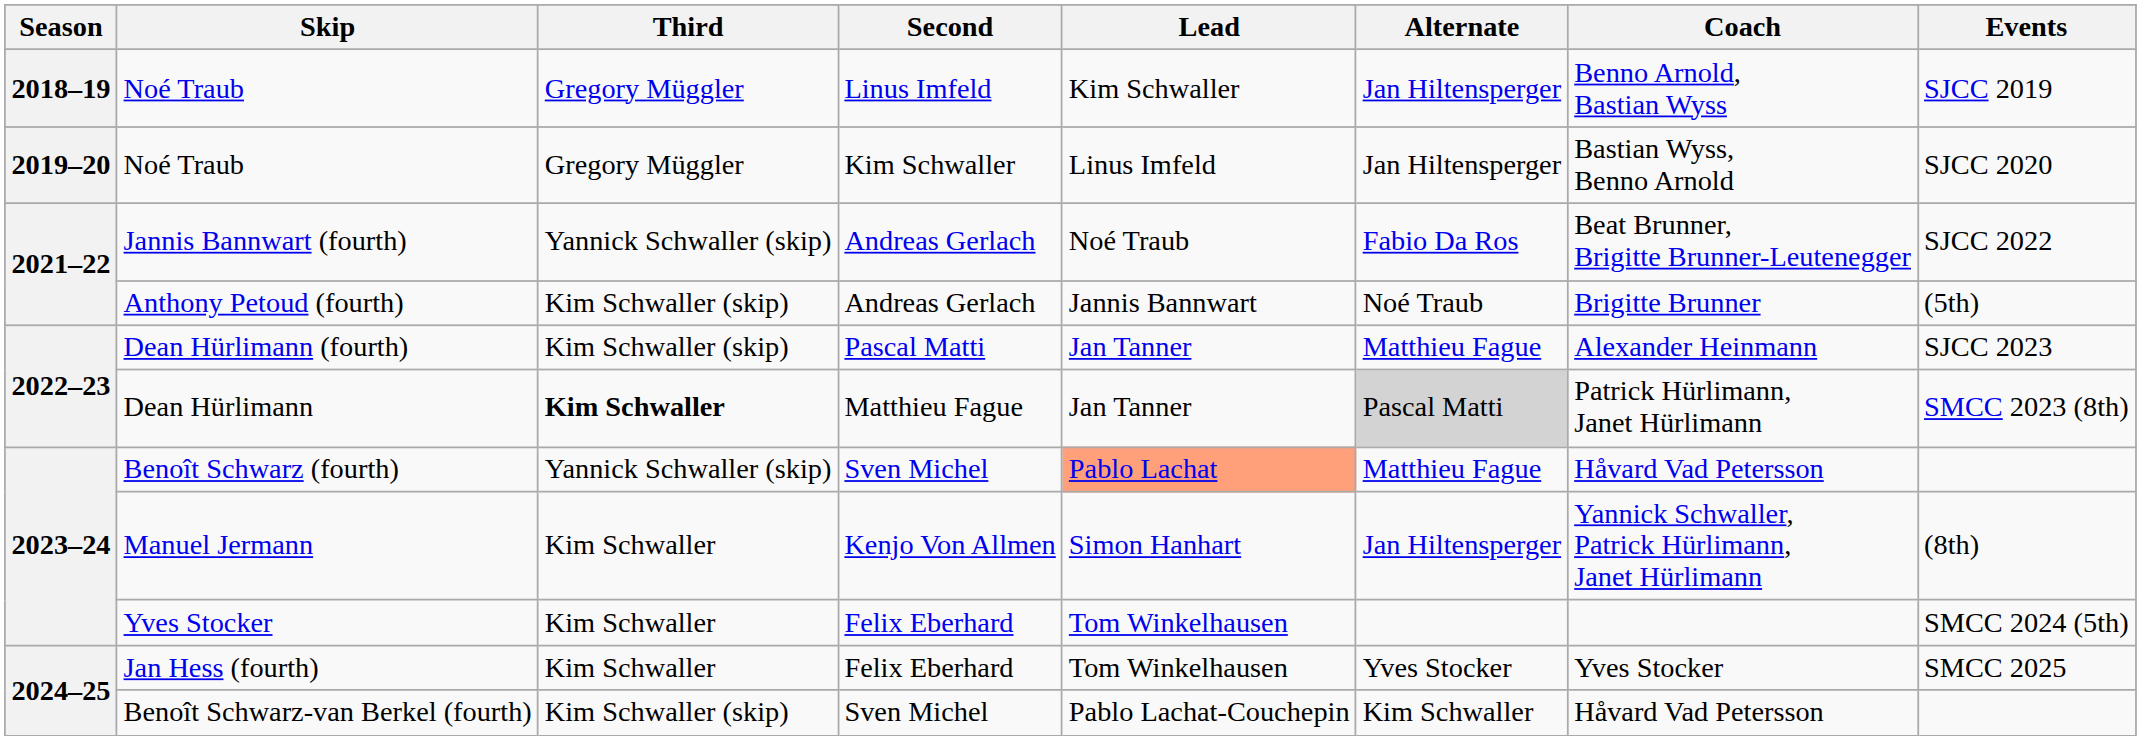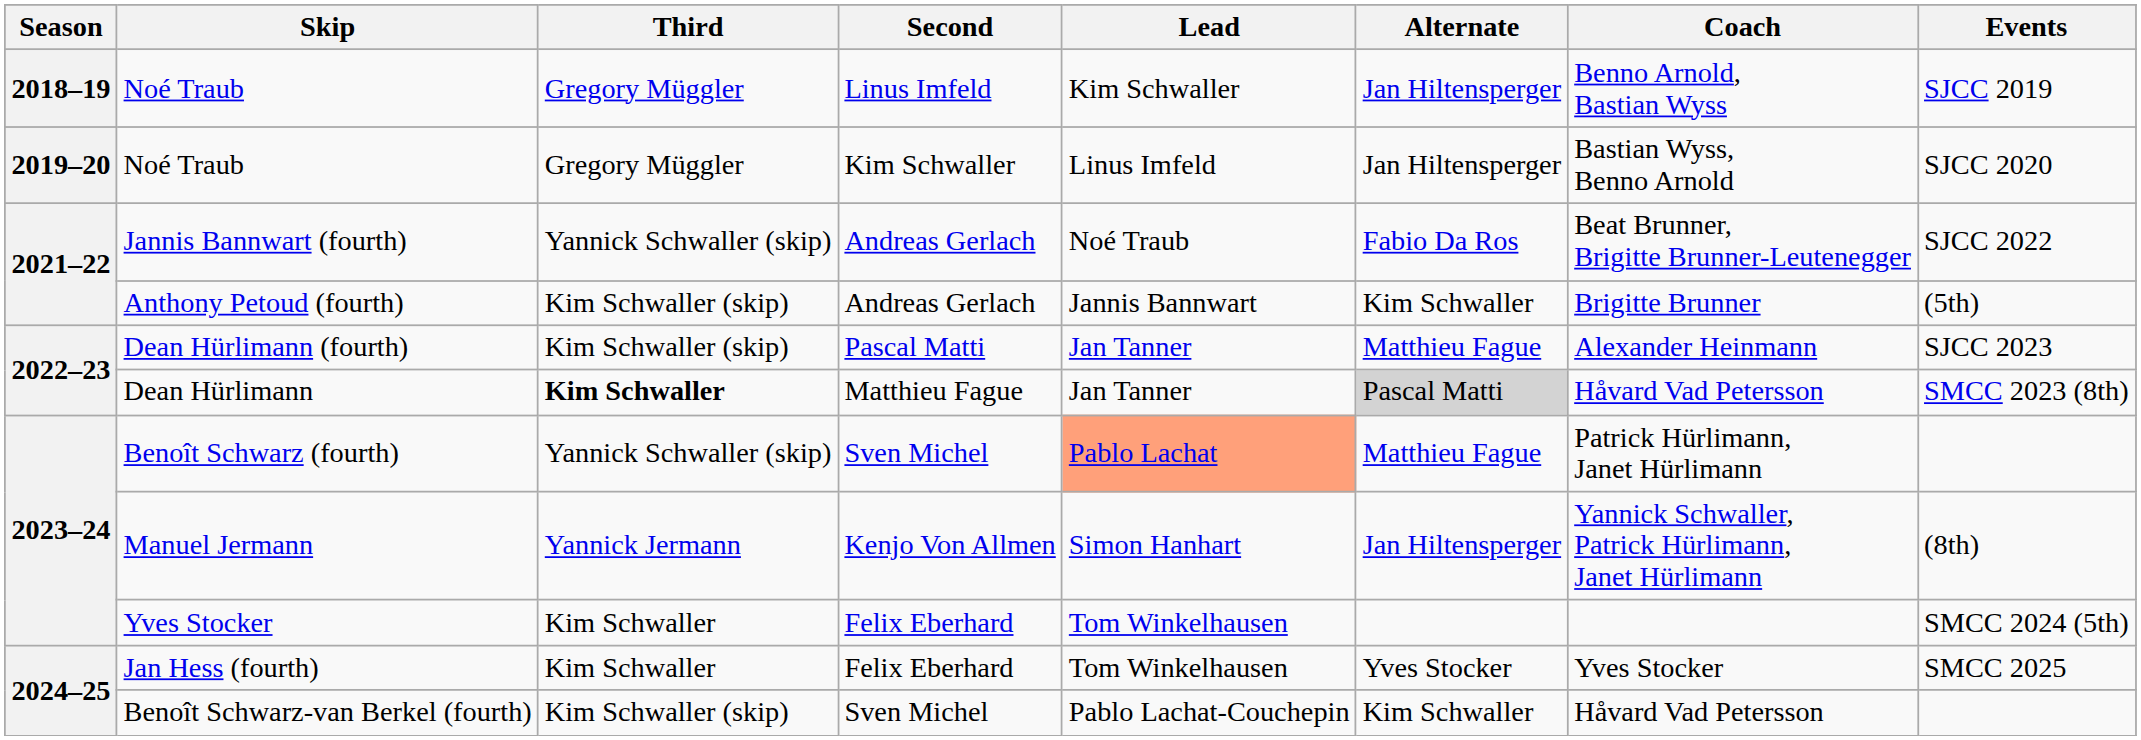(1423, 302) Noé Traub -> (1448, 302) Kim Schwaller
(1683, 407) Patrick Hürlimann, Janet Hürlimann -> (1699, 392) Håvard Vad Petersson
(1699, 468) Håvard Vad Petersson -> (1683, 452) Patrick Hürlimann, Janet Hürlimann
(630, 545) Kim Schwaller -> (643, 545) Yannick Jermann
